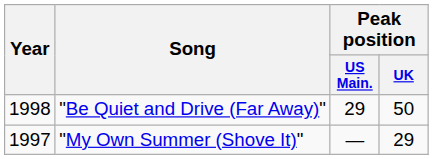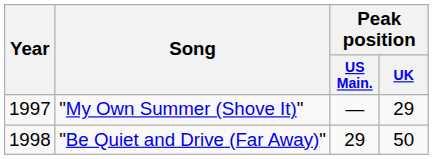rows swapped: (181, 139) <-> (193, 109)
